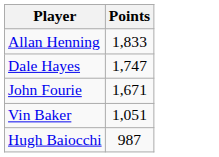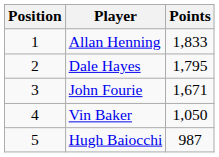+ column: (35, 16)
(129, 66) 1,747 -> (190, 66) 1,795
(129, 115) 1,051 -> (190, 115) 1,050
